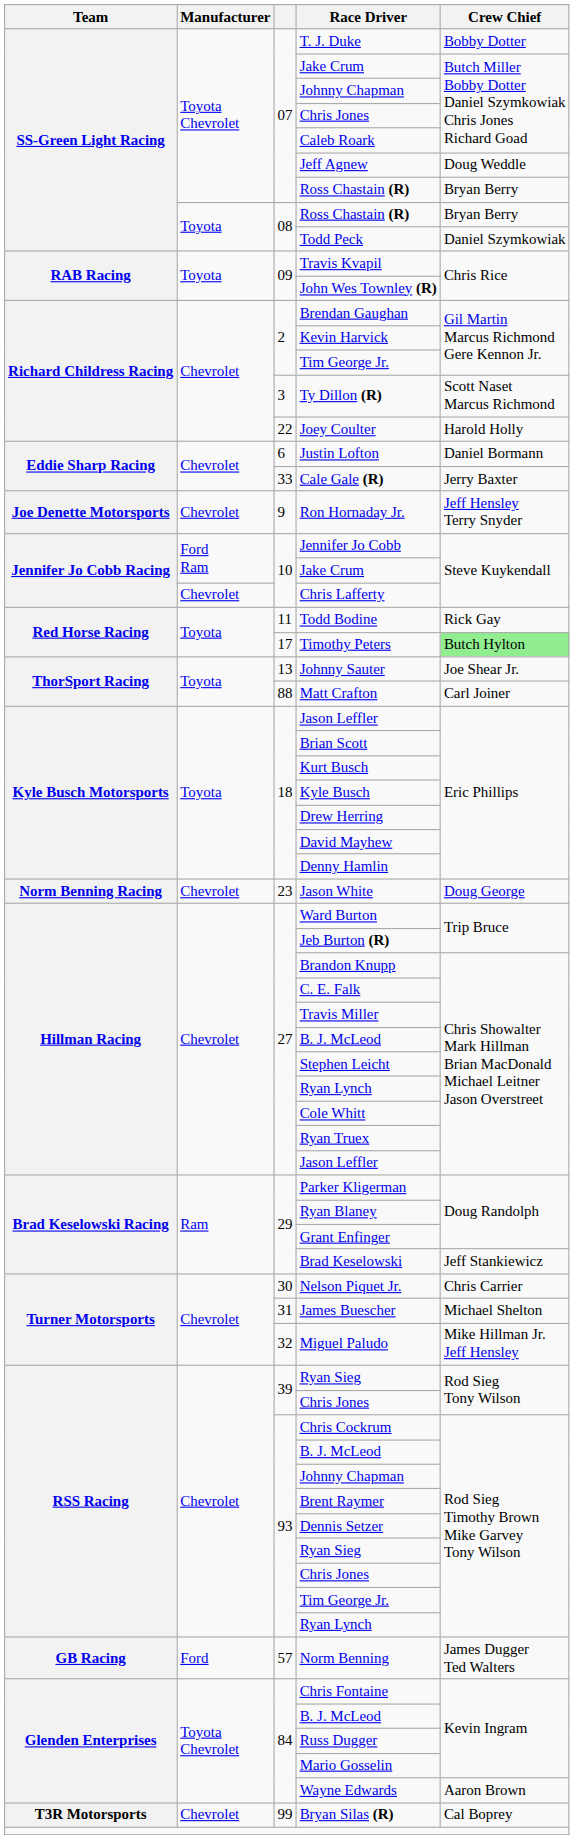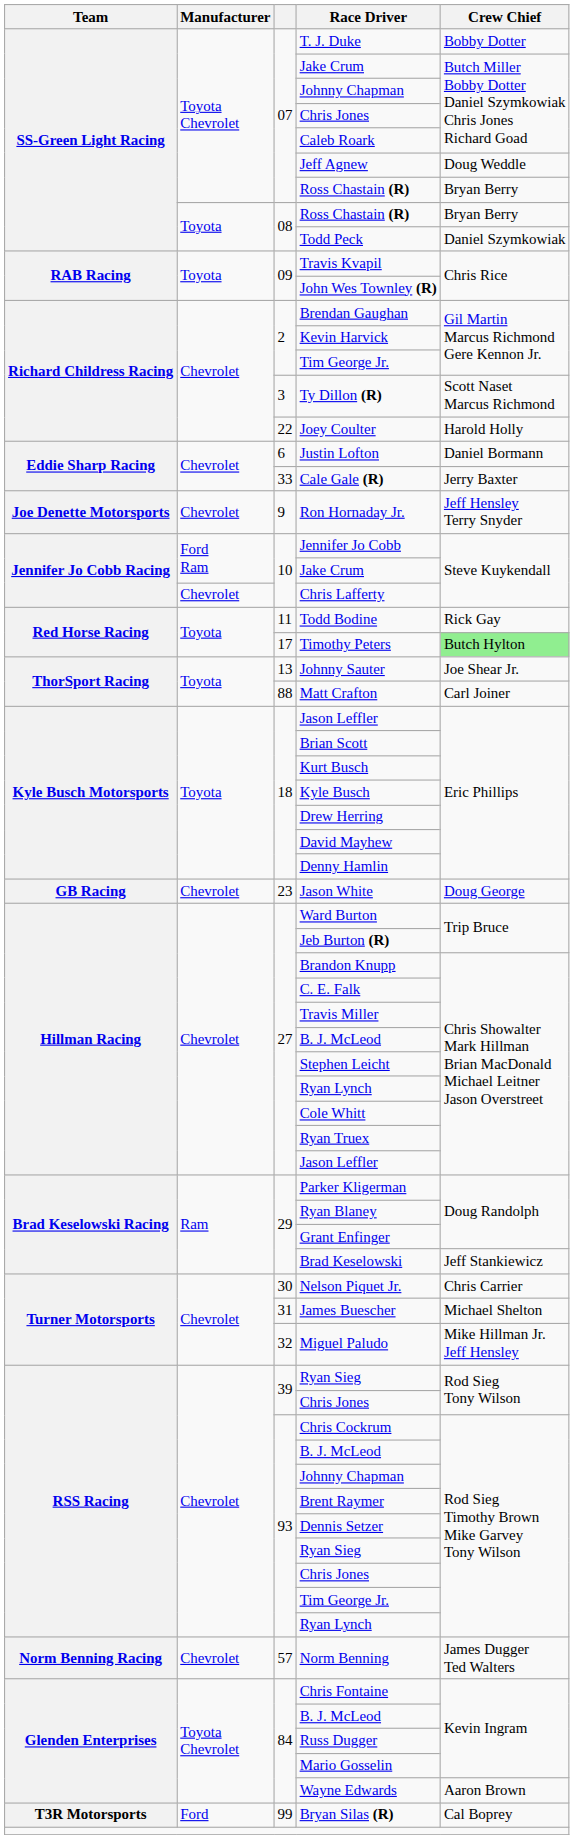(91, 890) Norm Benning Racing -> (91, 890) GB Racing
(91, 1657) GB Racing -> (91, 1657) Norm Benning Racing
(194, 1657) Ford -> (210, 1657) Chevrolet
(210, 1814) Chevrolet -> (194, 1814) Ford
